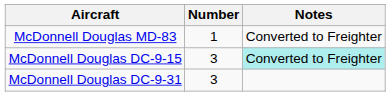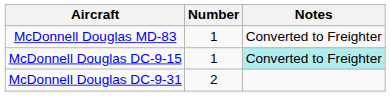(214, 58) 3 -> (214, 58) 1
(214, 79) 3 -> (214, 79) 2
